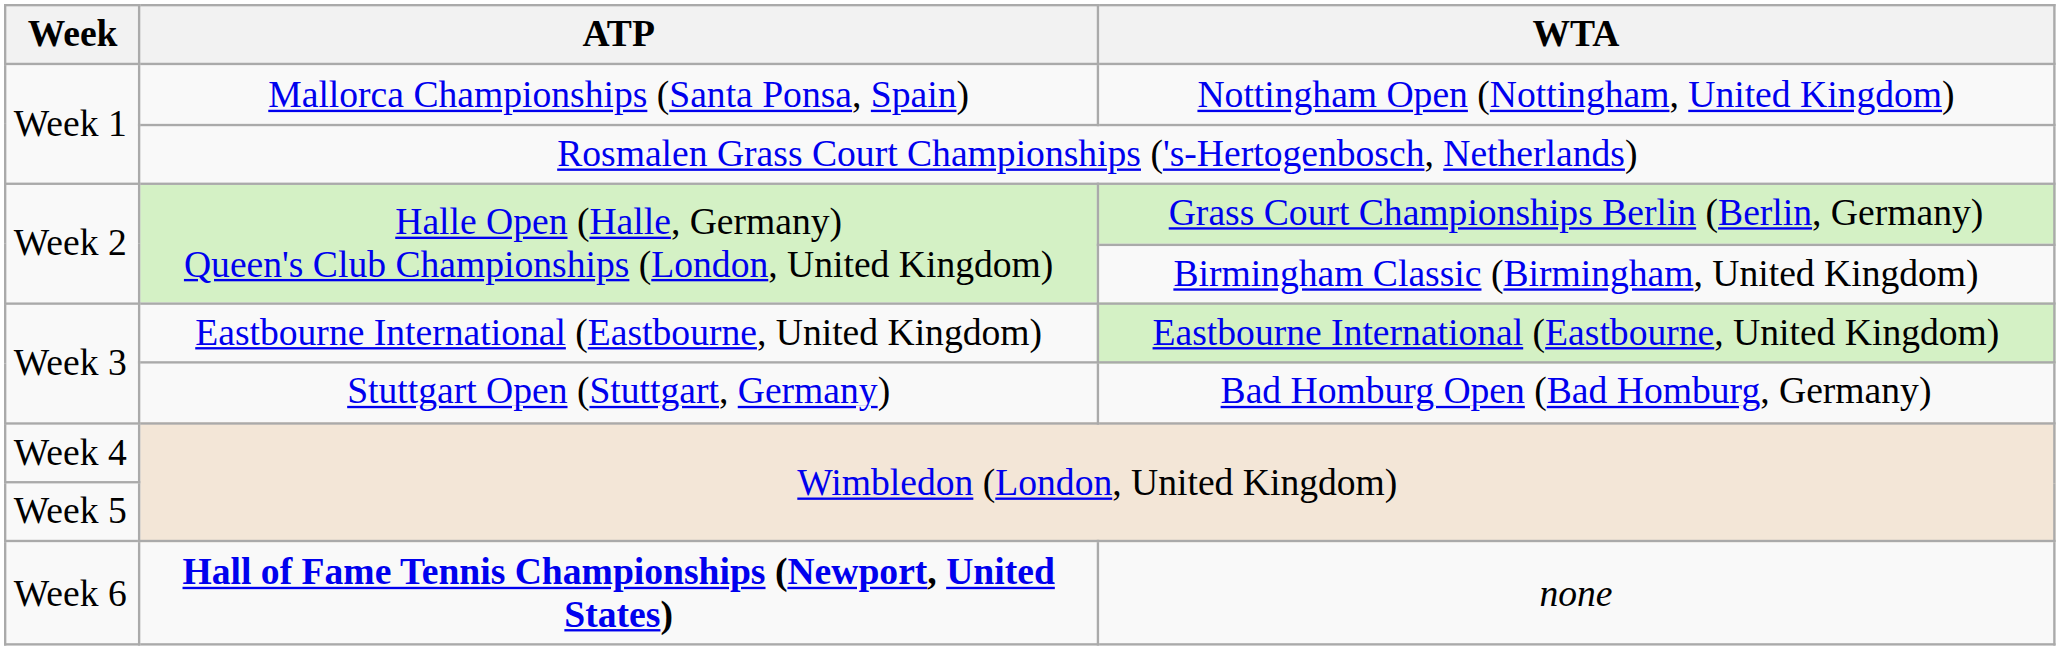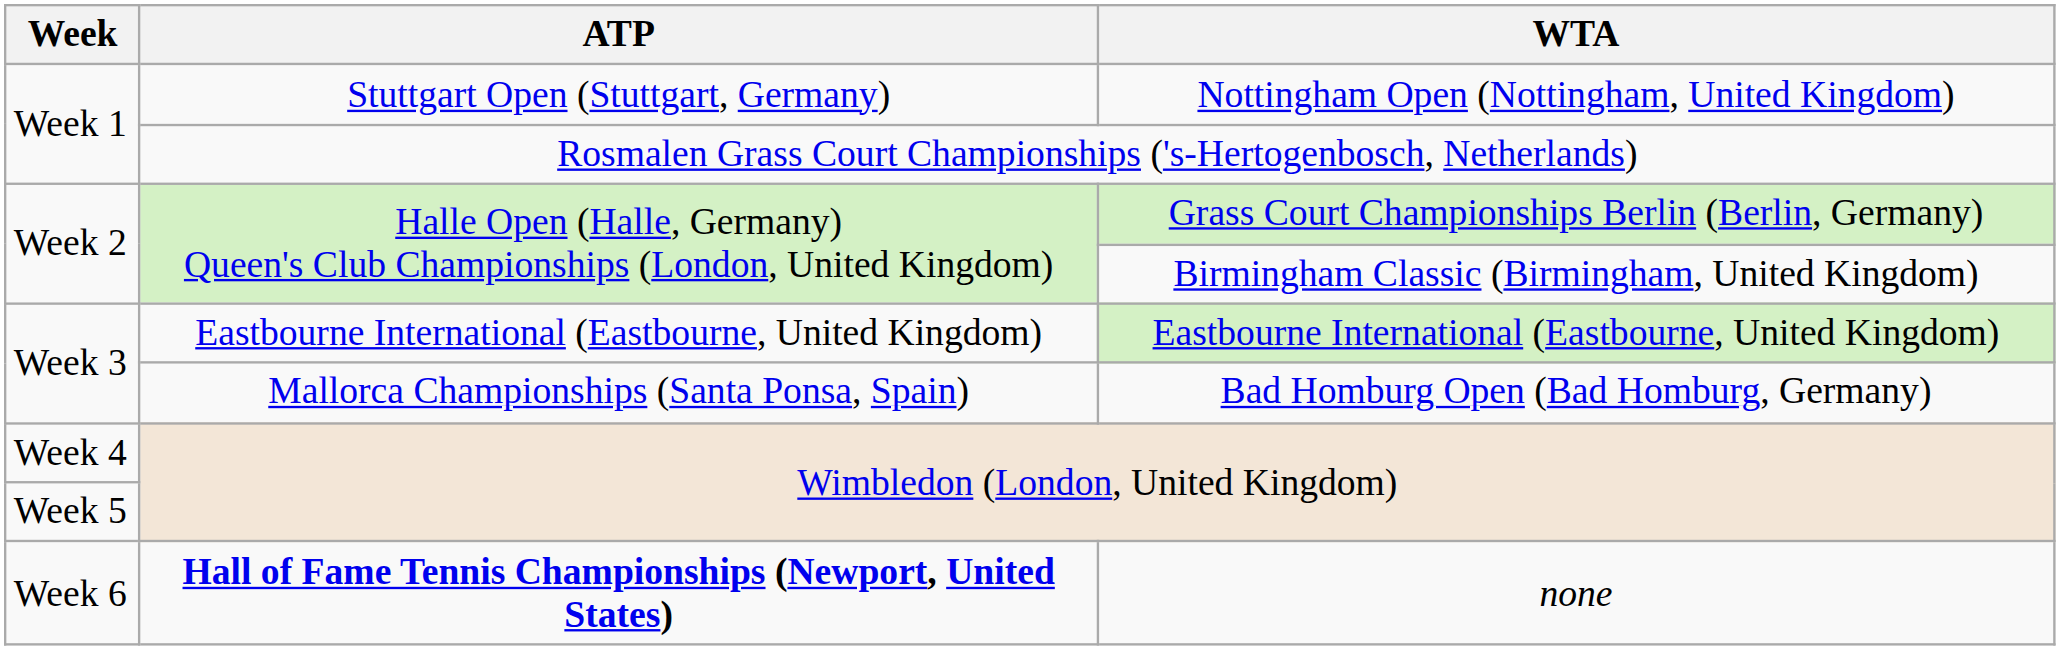(619, 93) Mallorca Championships (Santa Ponsa, Spain) -> (619, 93) Stuttgart Open (Stuttgart, Germany)
(619, 392) Stuttgart Open (Stuttgart, Germany) -> (619, 392) Mallorca Championships (Santa Ponsa, Spain)
